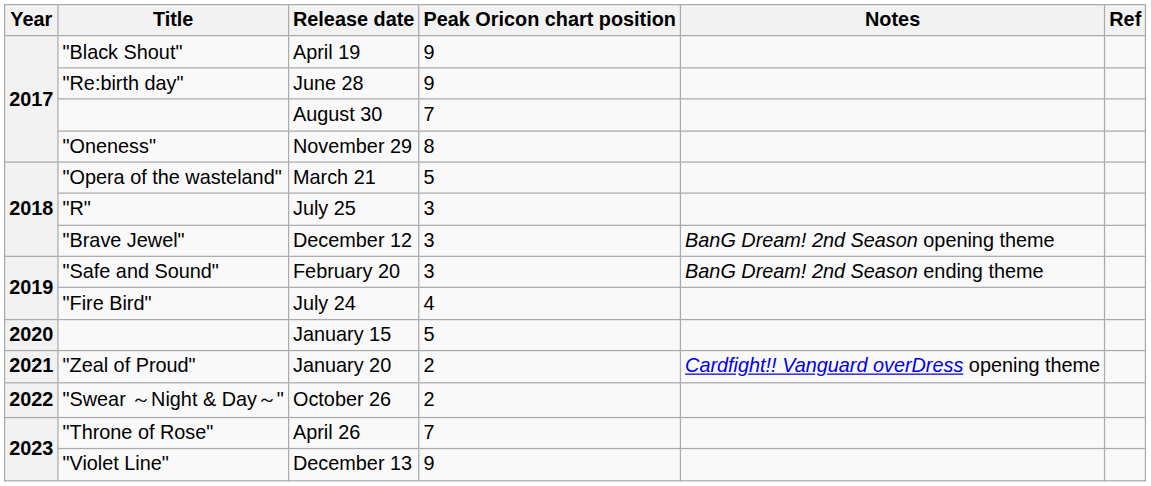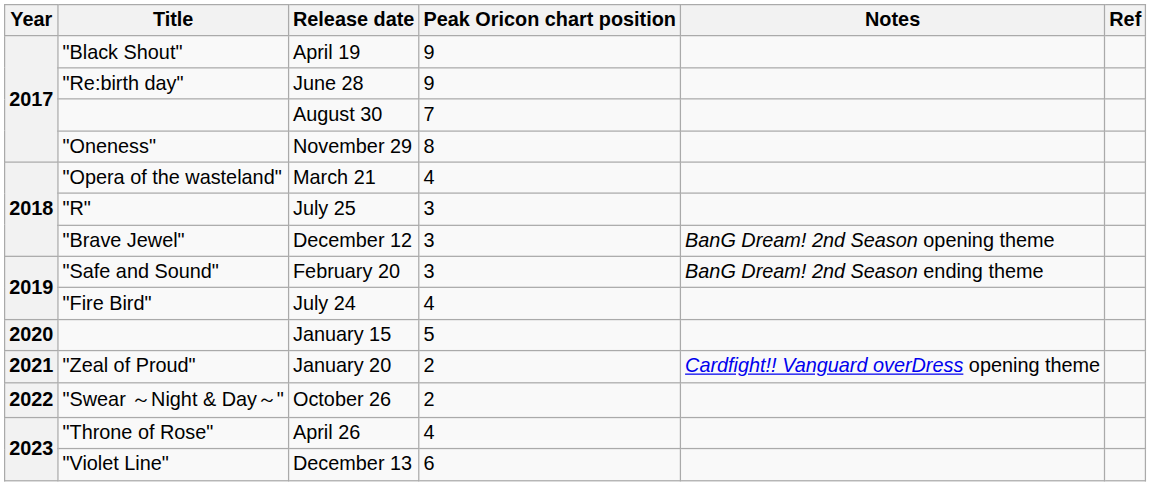(429, 177) 5 -> (429, 177) 4
(429, 432) 7 -> (429, 432) 4
(429, 464) 9 -> (429, 464) 6
